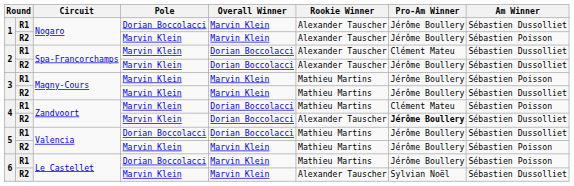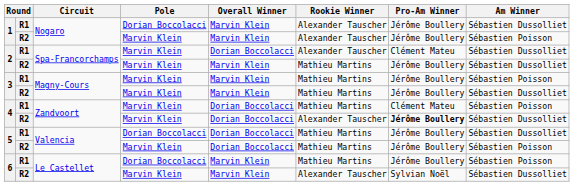(252, 66) Dorian Boccolacci -> (240, 66) Marvin Klein
(342, 66) Alexander Tauscher -> (335, 66) Mathieu Martins
(240, 147) Marvin Klein -> (252, 147) Dorian Boccolacci
